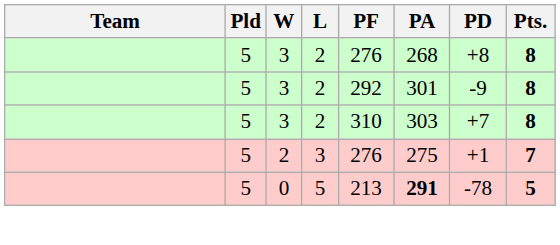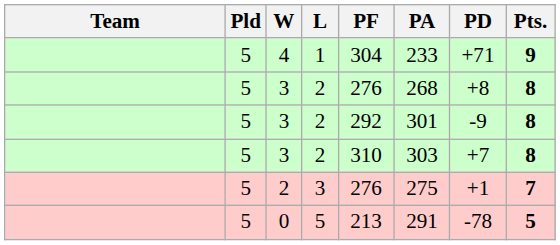+ row: (284, 54)
(422, 188) bold -> (422, 222) normal
